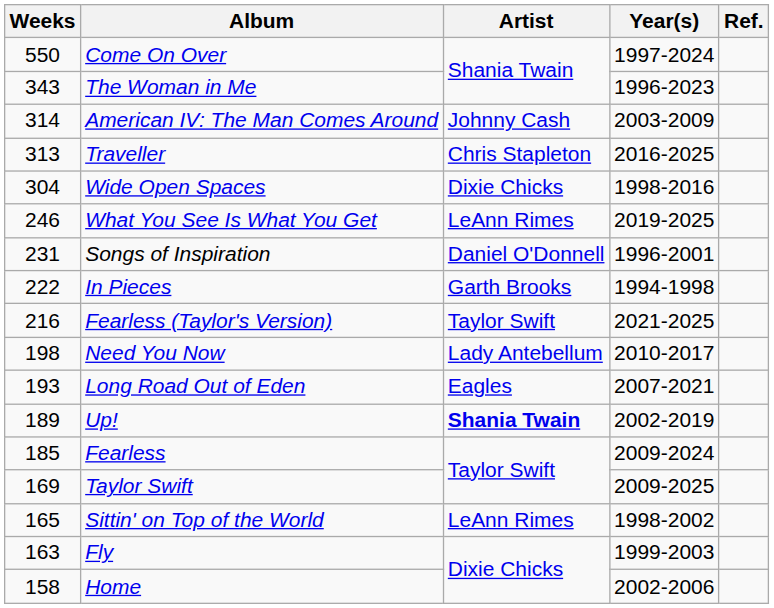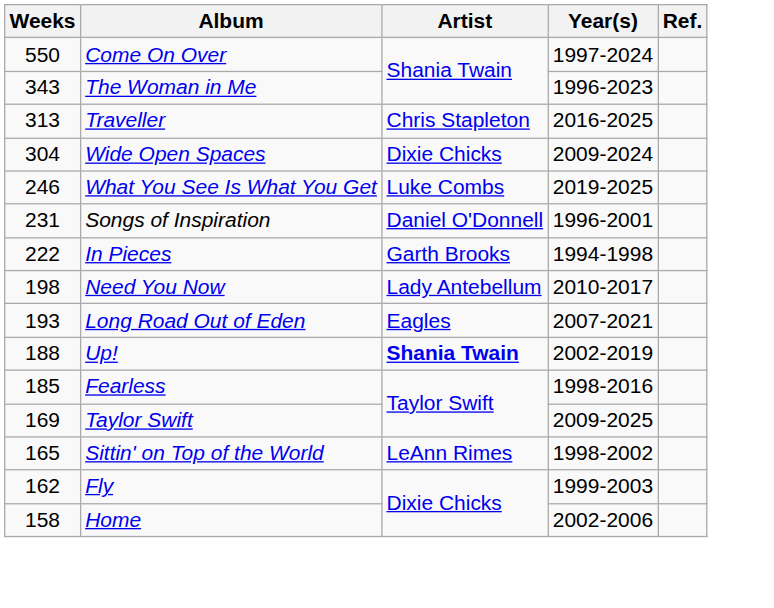- row: (262, 120)
(664, 187) 1998-2016 -> (603, 154) 2009-2024
(511, 220) LeAnn Rimes -> (445, 187) Luke Combs
- row: (209, 320)
(42, 420) 189 -> (42, 353) 188
(664, 453) 2009-2024 -> (603, 386) 1998-2016
(42, 552) 163 -> (42, 486) 162
